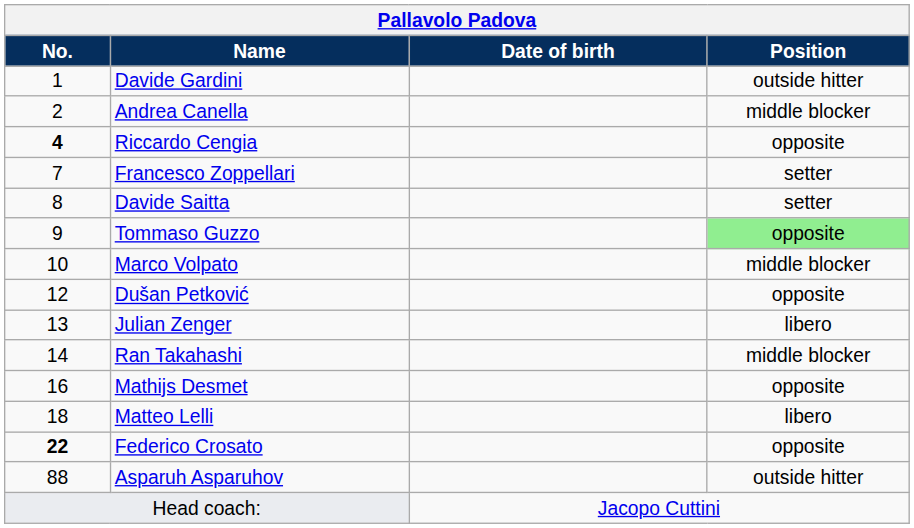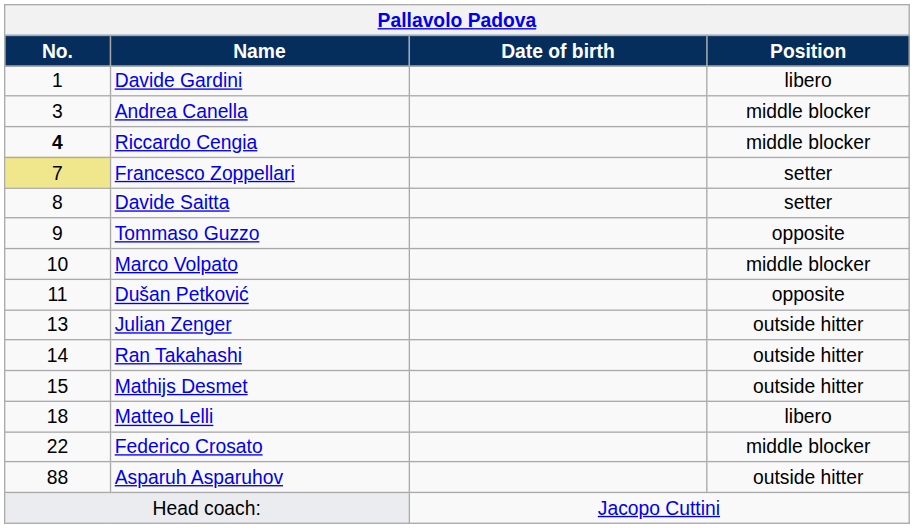(808, 81) outside hitter -> (808, 81) libero
(57, 112) 2 -> (57, 112) 3
(808, 142) opposite -> (808, 142) middle blocker
(57, 173) no background -> (57, 173) khaki background
(808, 234) lightgreen background -> (808, 234) no background
(57, 295) 12 -> (57, 295) 11
(808, 325) libero -> (808, 325) outside hitter
(808, 356) middle blocker -> (808, 356) outside hitter
(57, 386) 16 -> (57, 386) 15
(808, 386) opposite -> (808, 386) outside hitter
(57, 447) bold -> (57, 447) normal
(808, 447) opposite -> (808, 447) middle blocker
